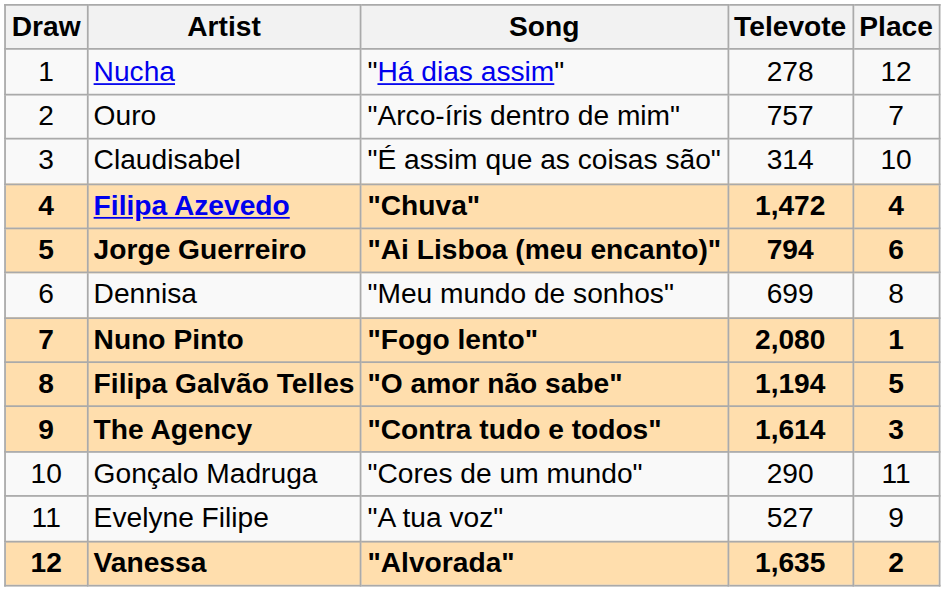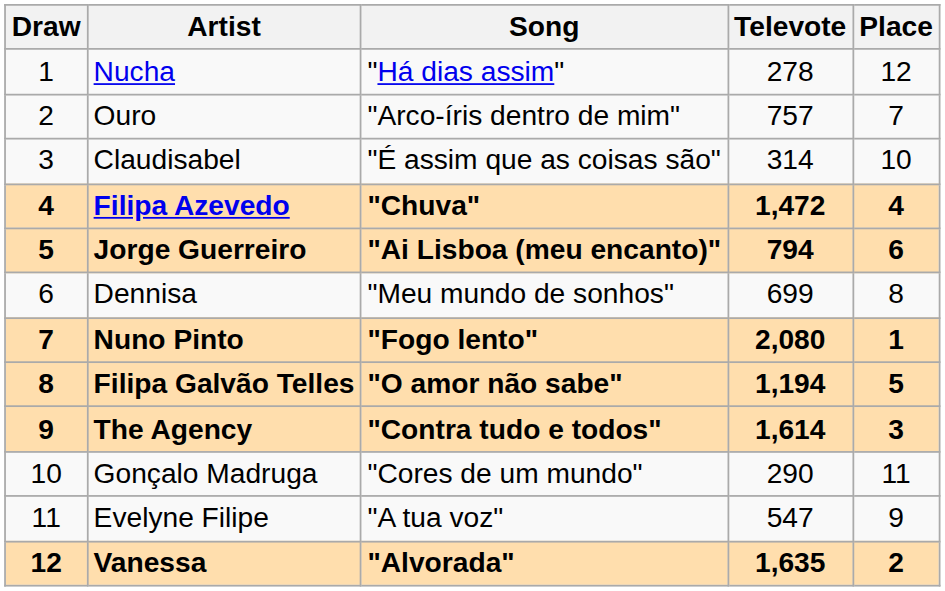(790, 518) 527 -> (790, 518) 547
